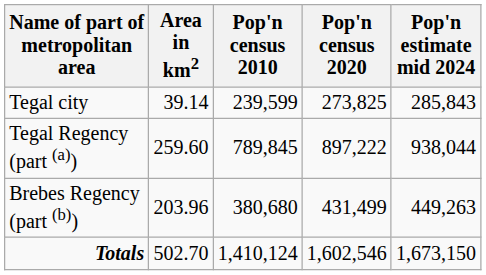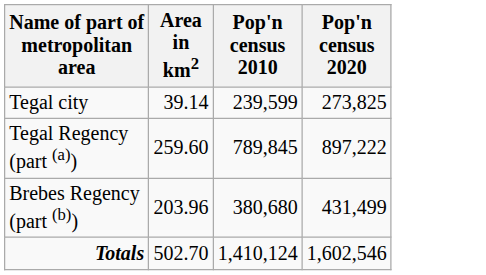- column: (436, 45)
